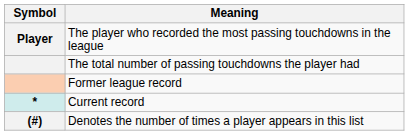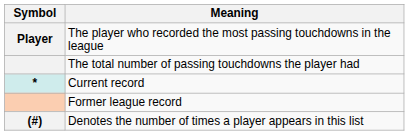rows swapped: (125, 83) <-> (106, 102)
